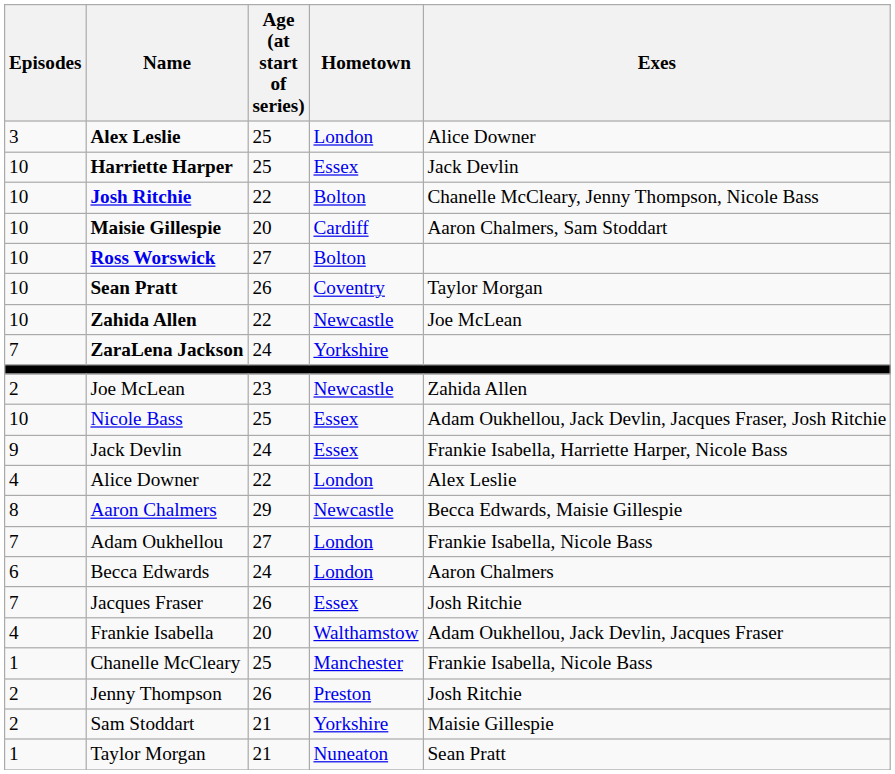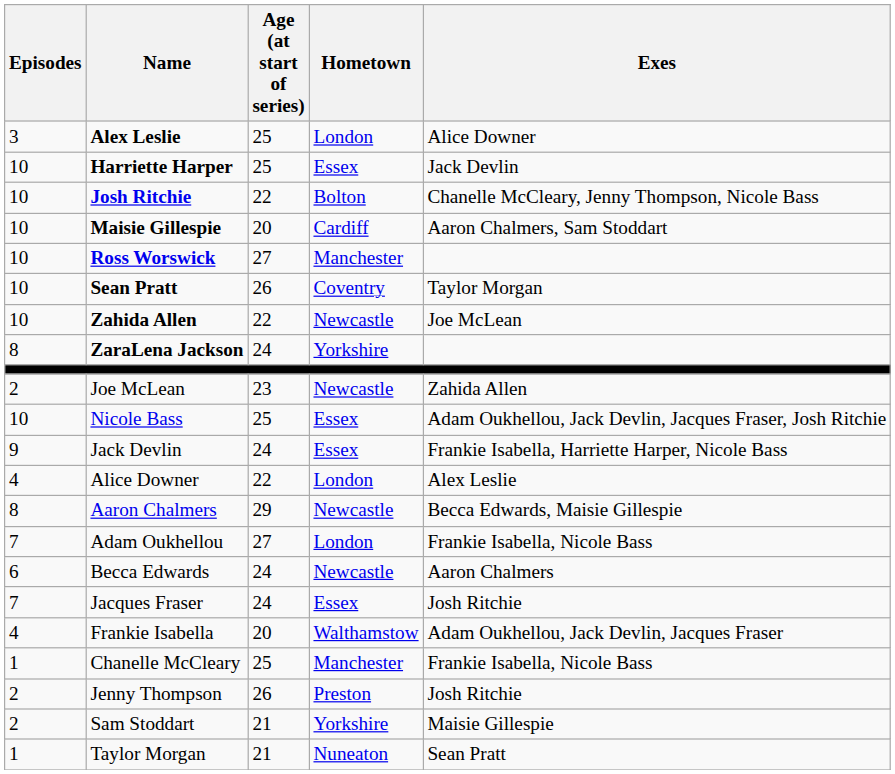(340, 258) Bolton -> (358, 258) Manchester
(14, 349) 7 -> (14, 349) 8
(343, 571) London -> (353, 571) Newcastle
(262, 602) 26 -> (262, 602) 24
